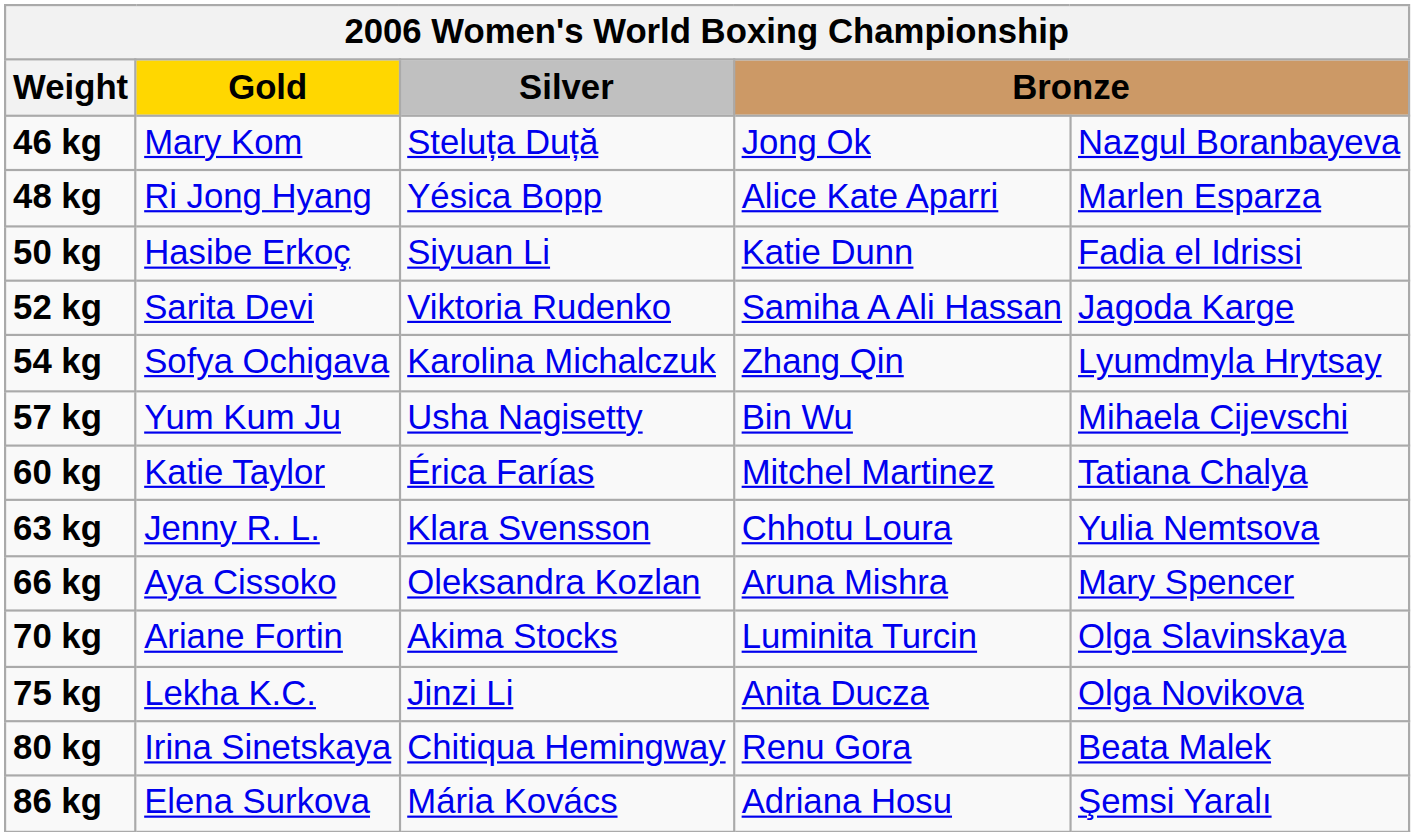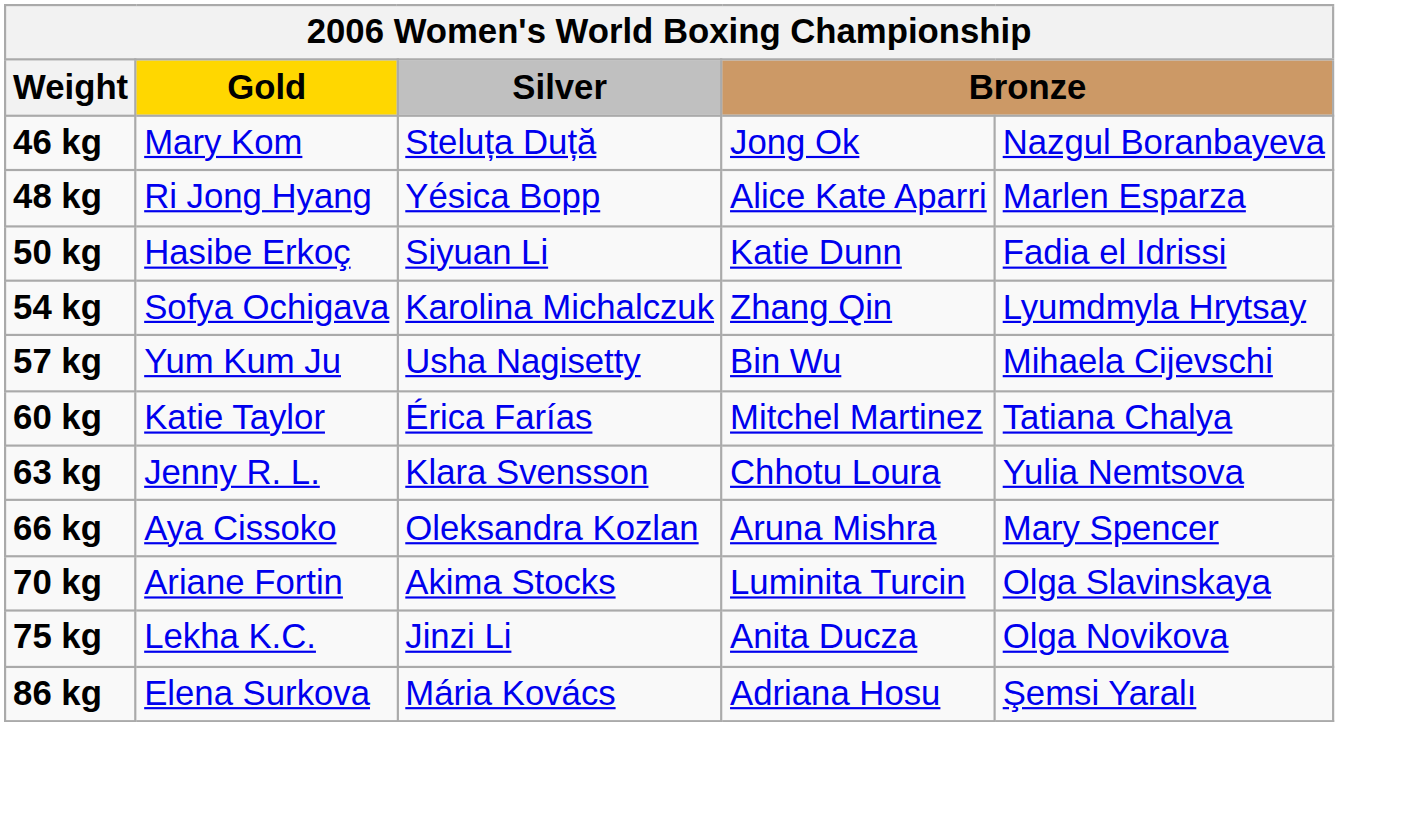- row: (57, 307)
- row: (57, 747)
